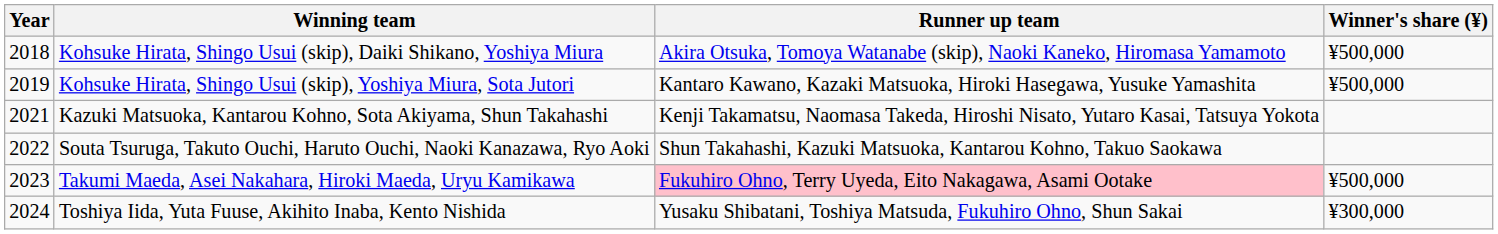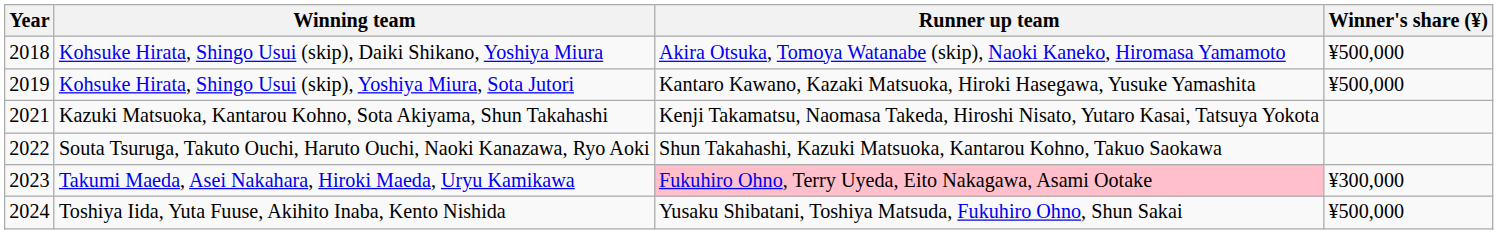(1366, 180) ¥500,000 -> (1366, 180) ¥300,000
(1366, 212) ¥300,000 -> (1366, 212) ¥500,000
